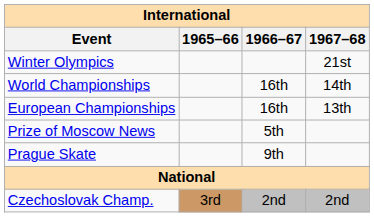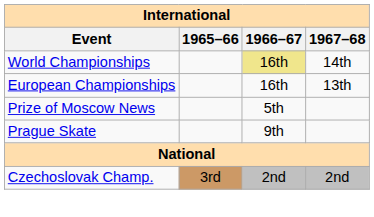- row: (61, 62)
(274, 85) no background -> (274, 62) khaki background
